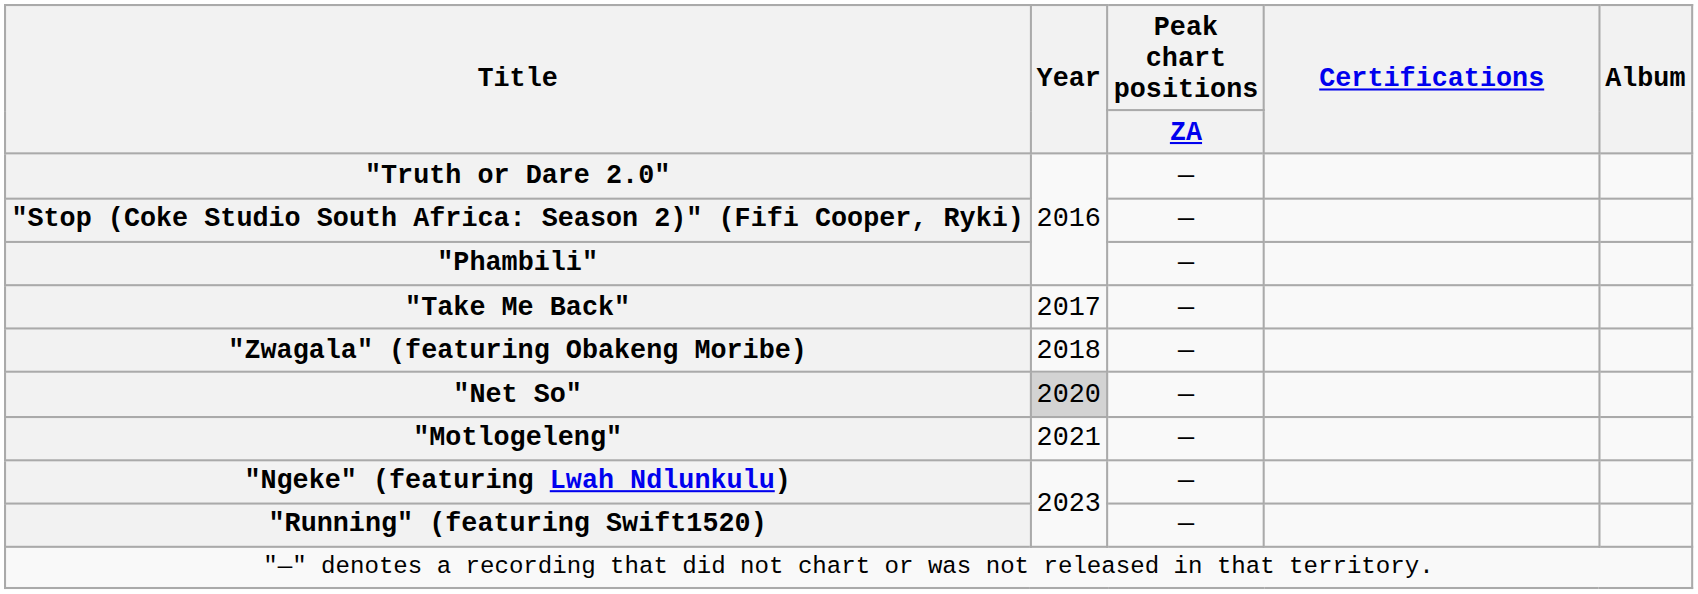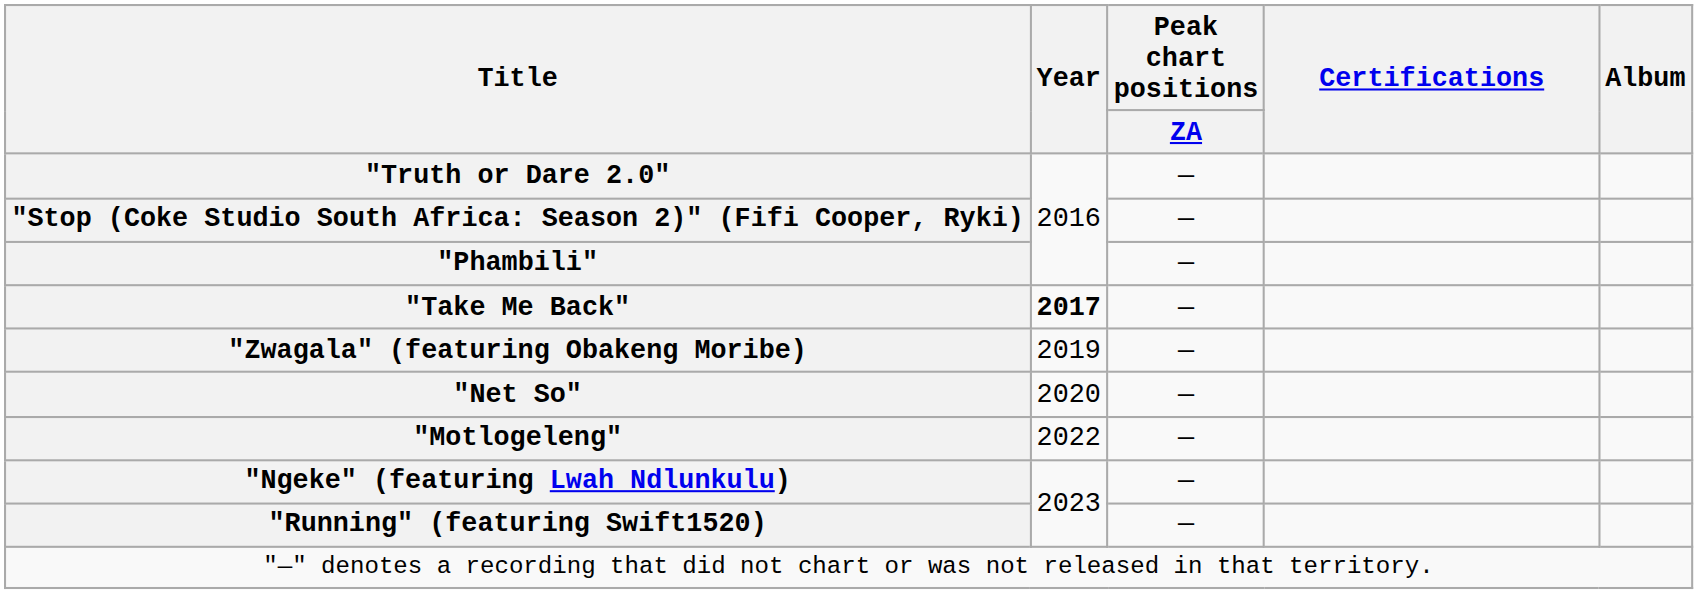(1069, 307) normal -> (1069, 307) bold
(1069, 351) 2018 -> (1069, 351) 2019
(1069, 394) lightgrey background -> (1069, 394) no background
(1069, 438) 2021 -> (1069, 438) 2022
